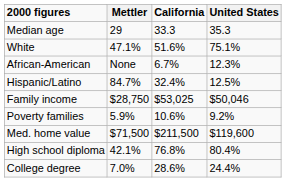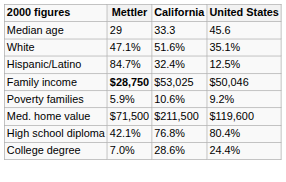(220, 30) 35.3 -> (220, 30) 45.6
(225, 47) 75.1% -> (225, 47) 35.1%
- row: (49, 64)
(130, 99) normal -> (130, 82) bold
